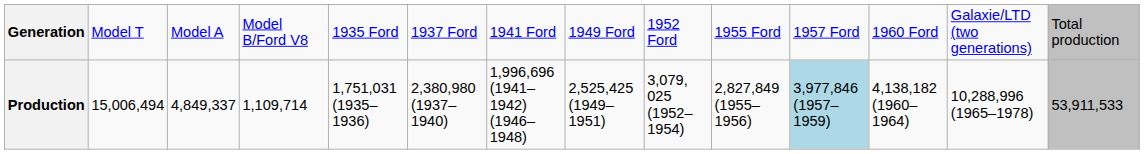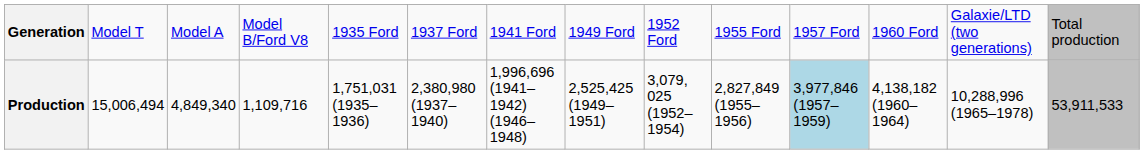(203, 104) 4,849,337 -> (203, 104) 4,849,340
(275, 104) 1,109,714 -> (275, 104) 1,109,716
